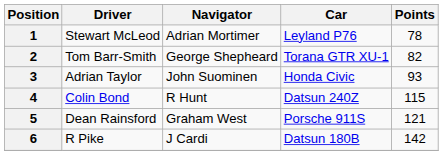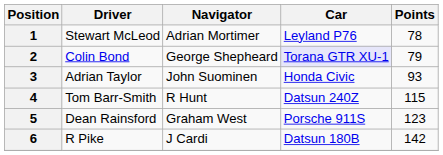(111, 56) Tom Barr-Smith -> (97, 56) Colin Bond
(336, 56) no background -> (336, 56) lavender background
(415, 56) 82 -> (415, 56) 79
(97, 98) Colin Bond -> (111, 98) Tom Barr-Smith
(415, 118) 121 -> (415, 118) 123
